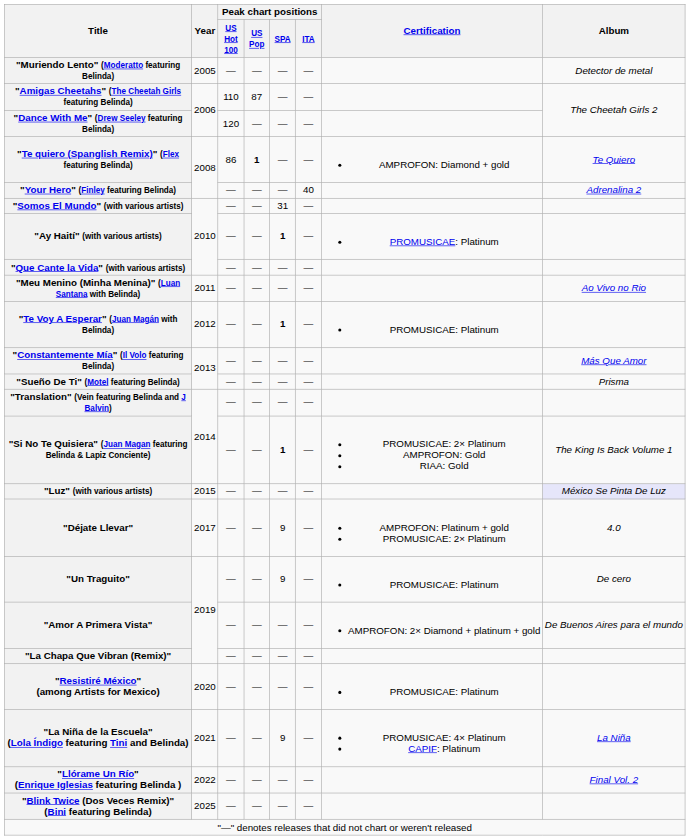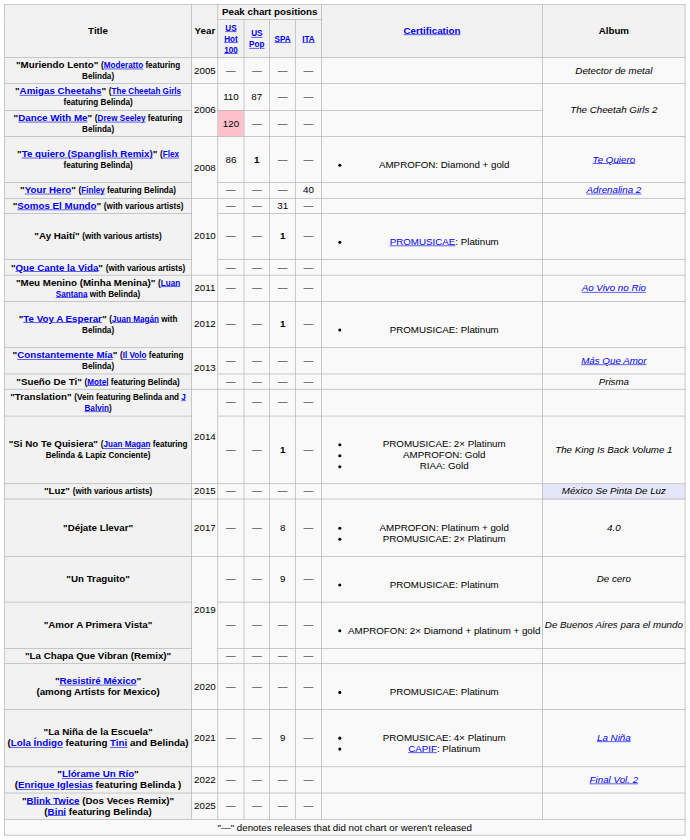(231, 123) no background -> (231, 123) pink background
(283, 527) 9 -> (283, 527) 8
